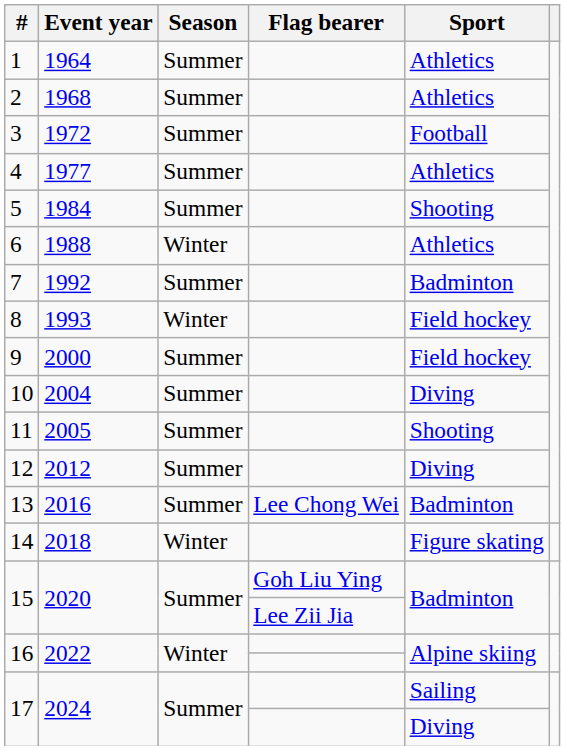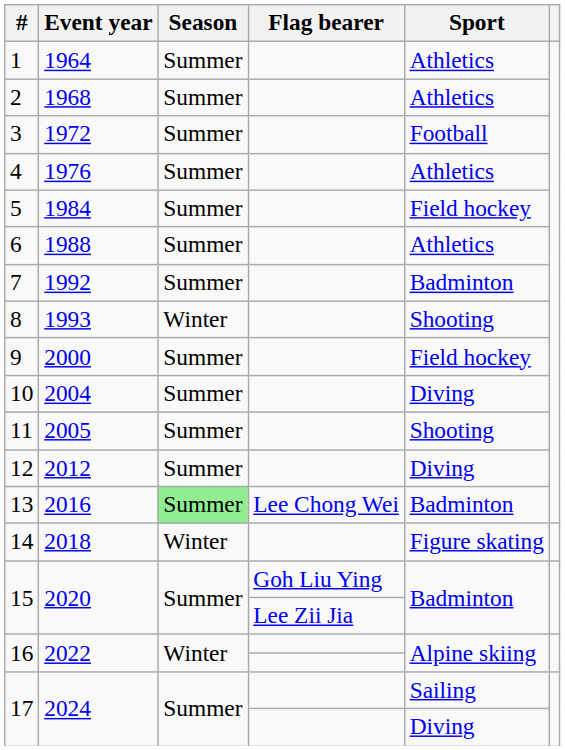(68, 171) 1977 -> (68, 171) 1976
(452, 208) Shooting -> (470, 208) Field hockey
(195, 245) Winter -> (203, 245) Summer
(470, 319) Field hockey -> (452, 319) Shooting
(203, 504) no background -> (203, 504) lightgreen background
